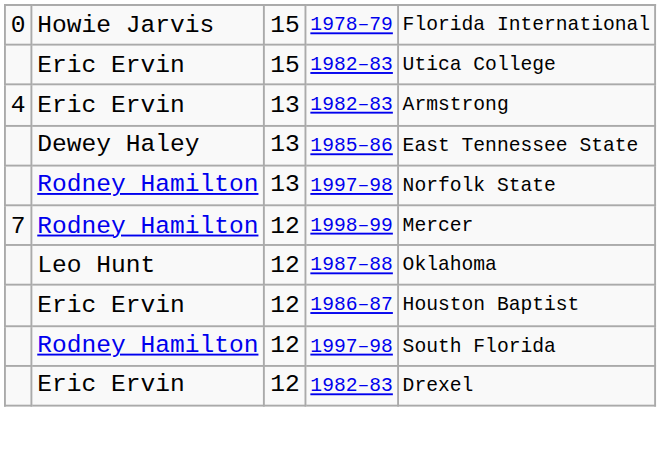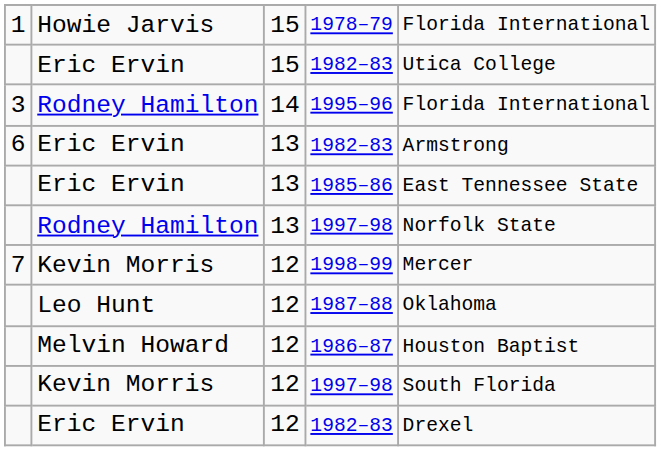(18, 25) 0 -> (18, 25) 1
+ row: (285, 105)
(18, 105) 4 -> (18, 145) 6
(118, 145) Dewey Haley -> (111, 185) Eric Ervin
(148, 225) Rodney Hamilton -> (126, 265) Kevin Morris
(111, 305) Eric Ervin -> (133, 345) Melvin Howard
(148, 345) Rodney Hamilton -> (126, 385) Kevin Morris
